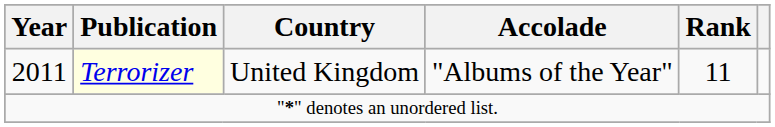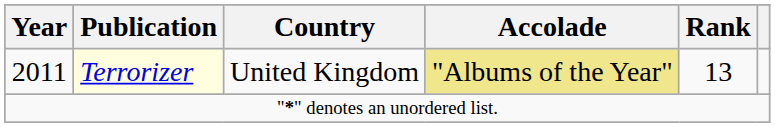(552, 71) no background -> (552, 71) khaki background
(718, 71) 11 -> (718, 71) 13
